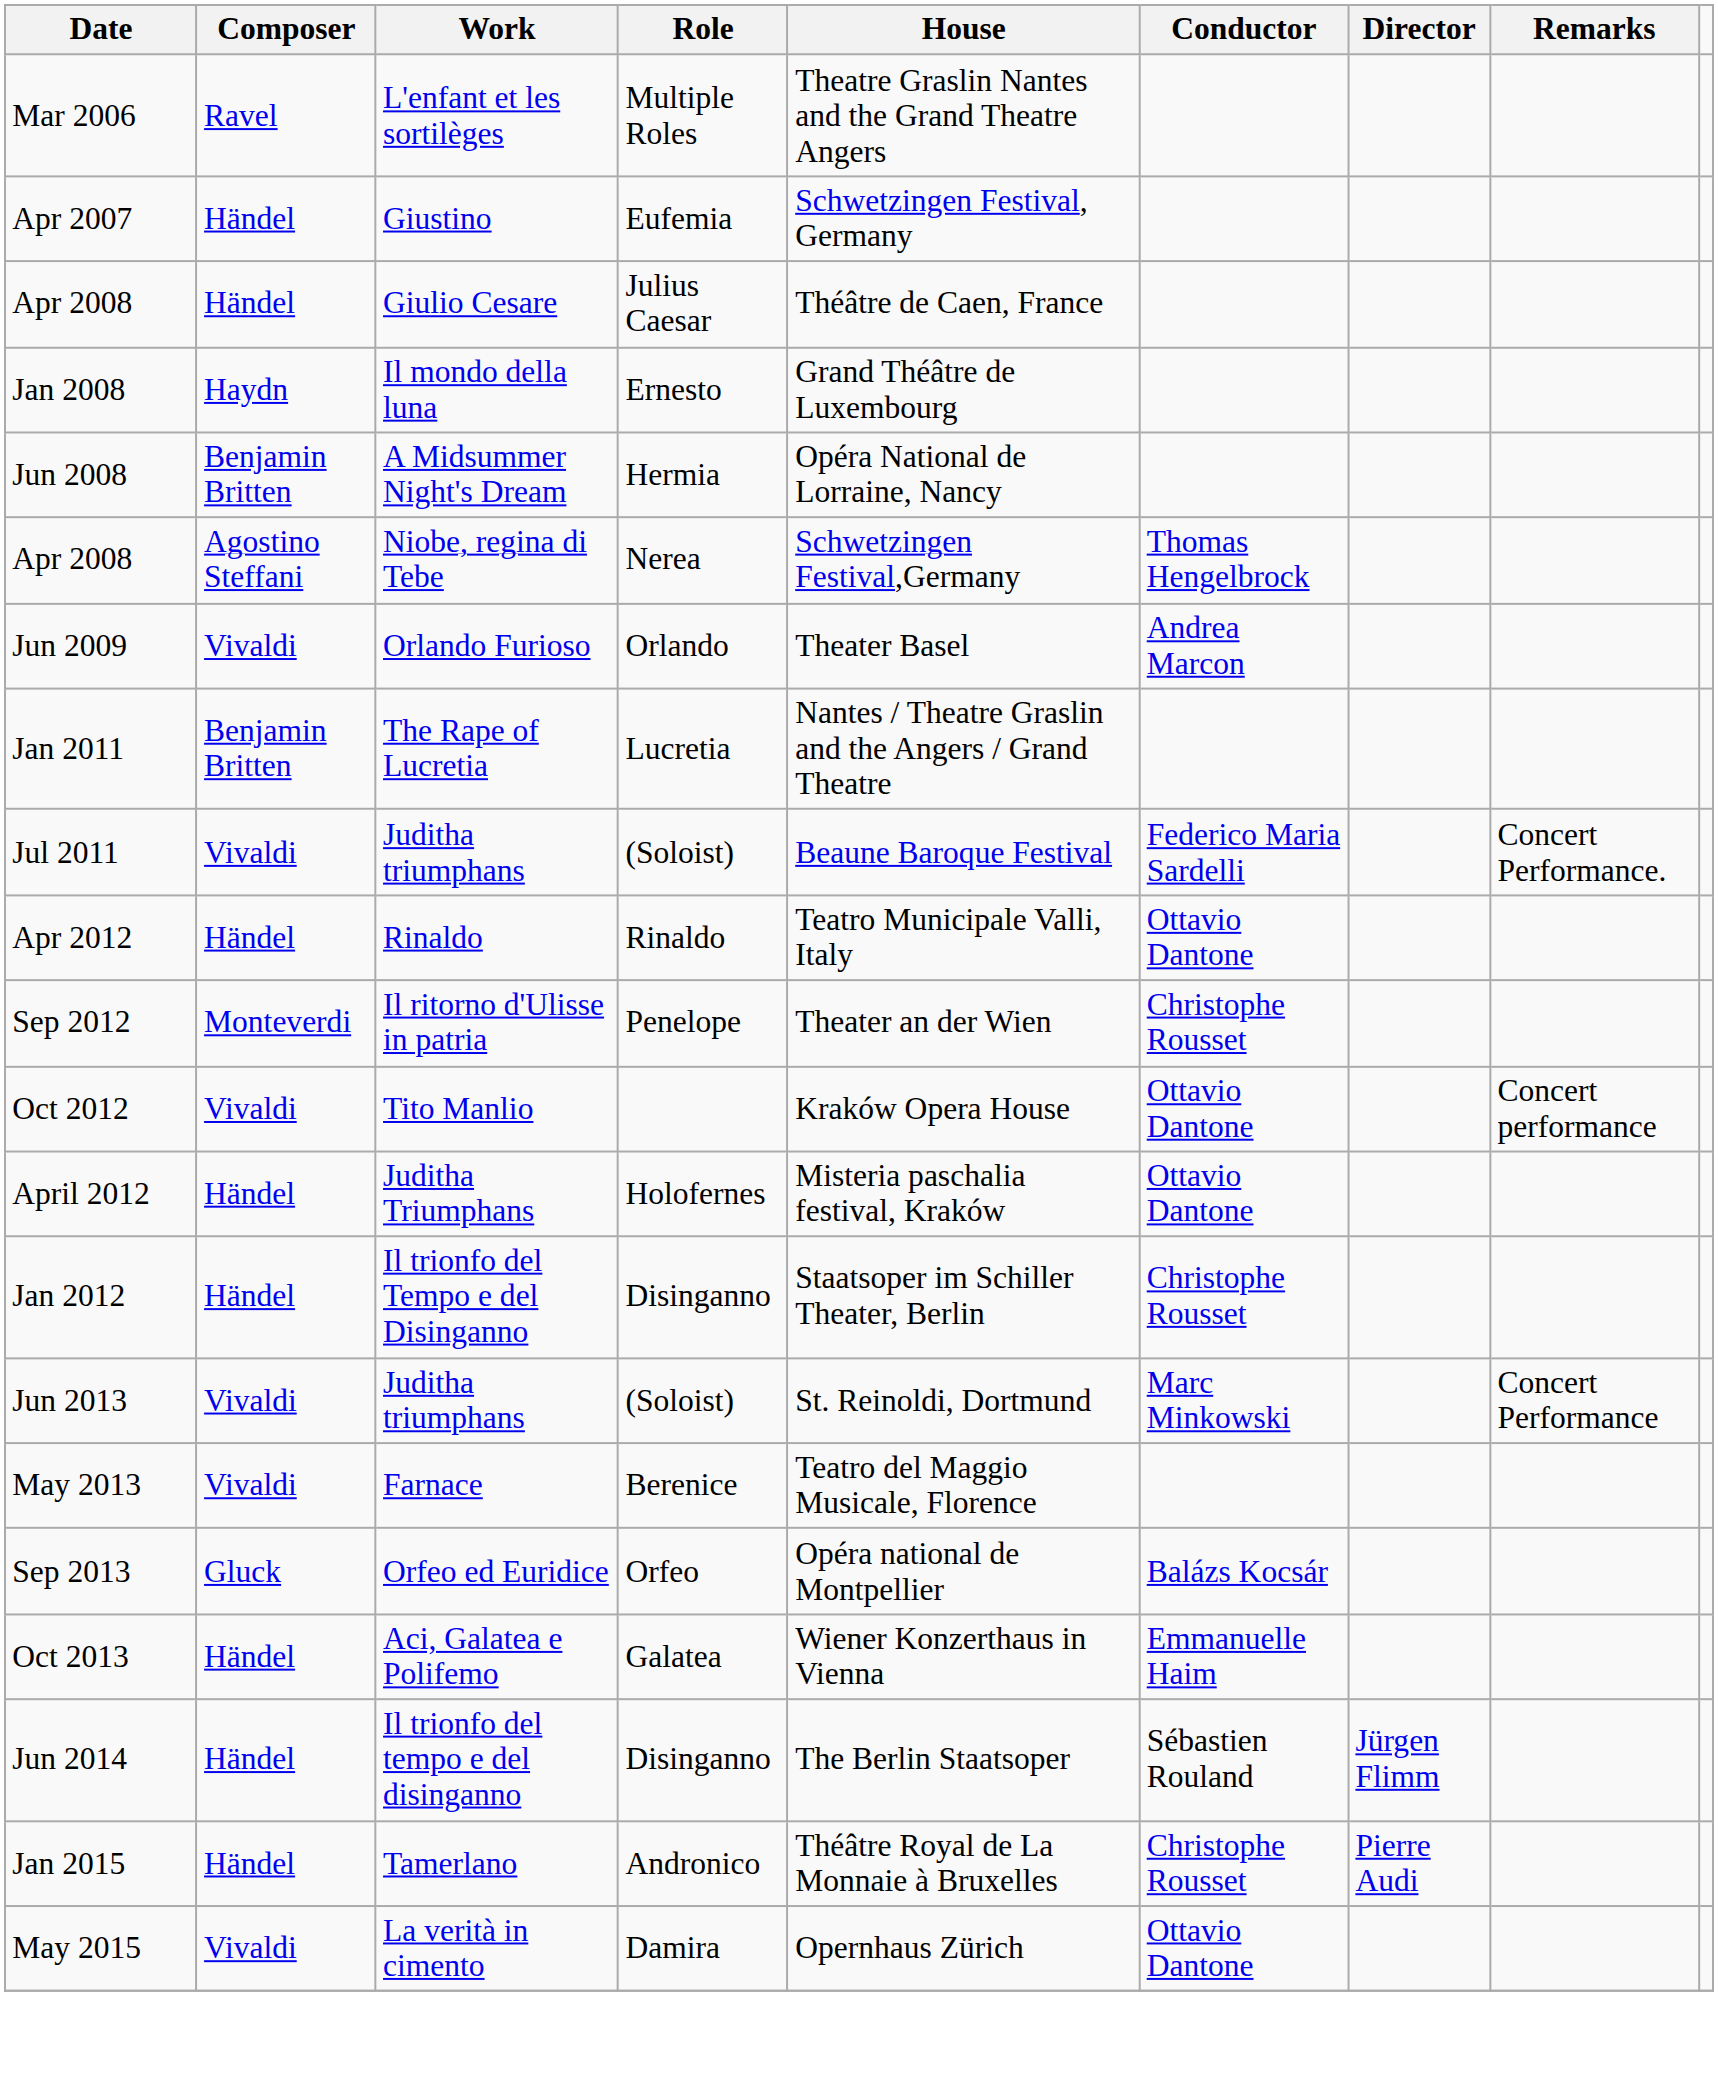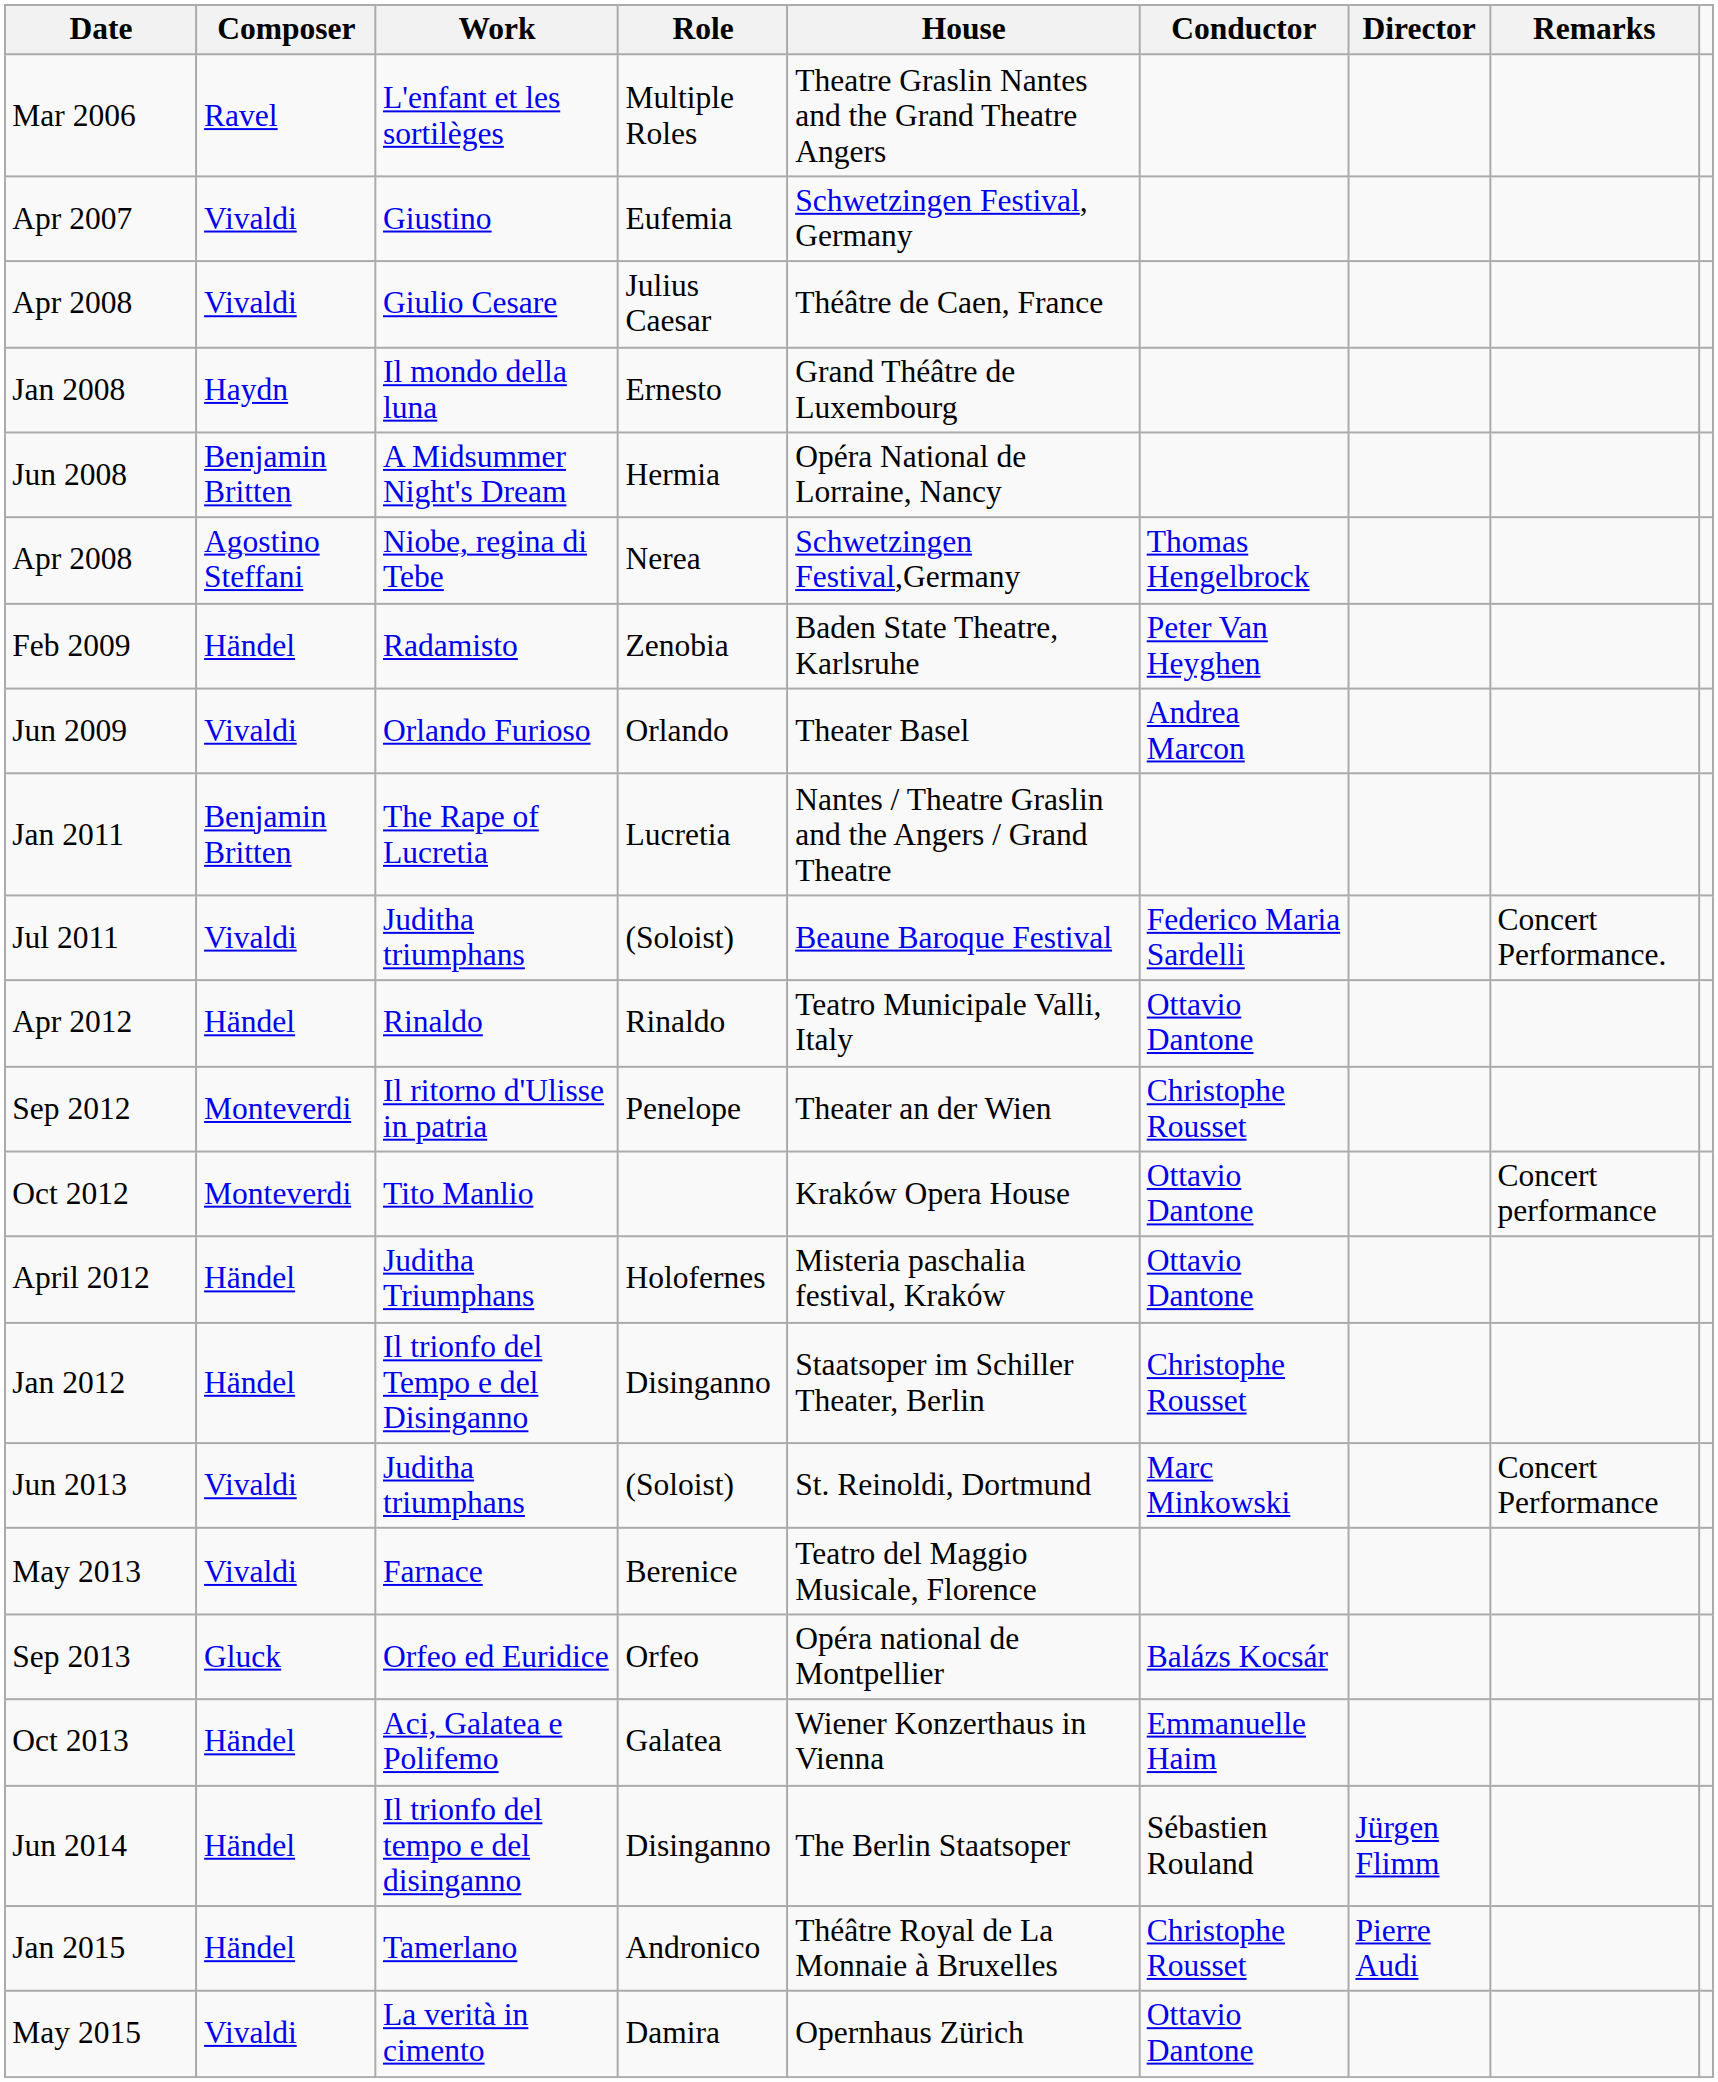(250, 218) Händel -> (250, 218) Vivaldi
(250, 303) Händel -> (250, 303) Vivaldi
+ row: (71, 645)
(250, 1108) Vivaldi -> (278, 1193) Monteverdi
